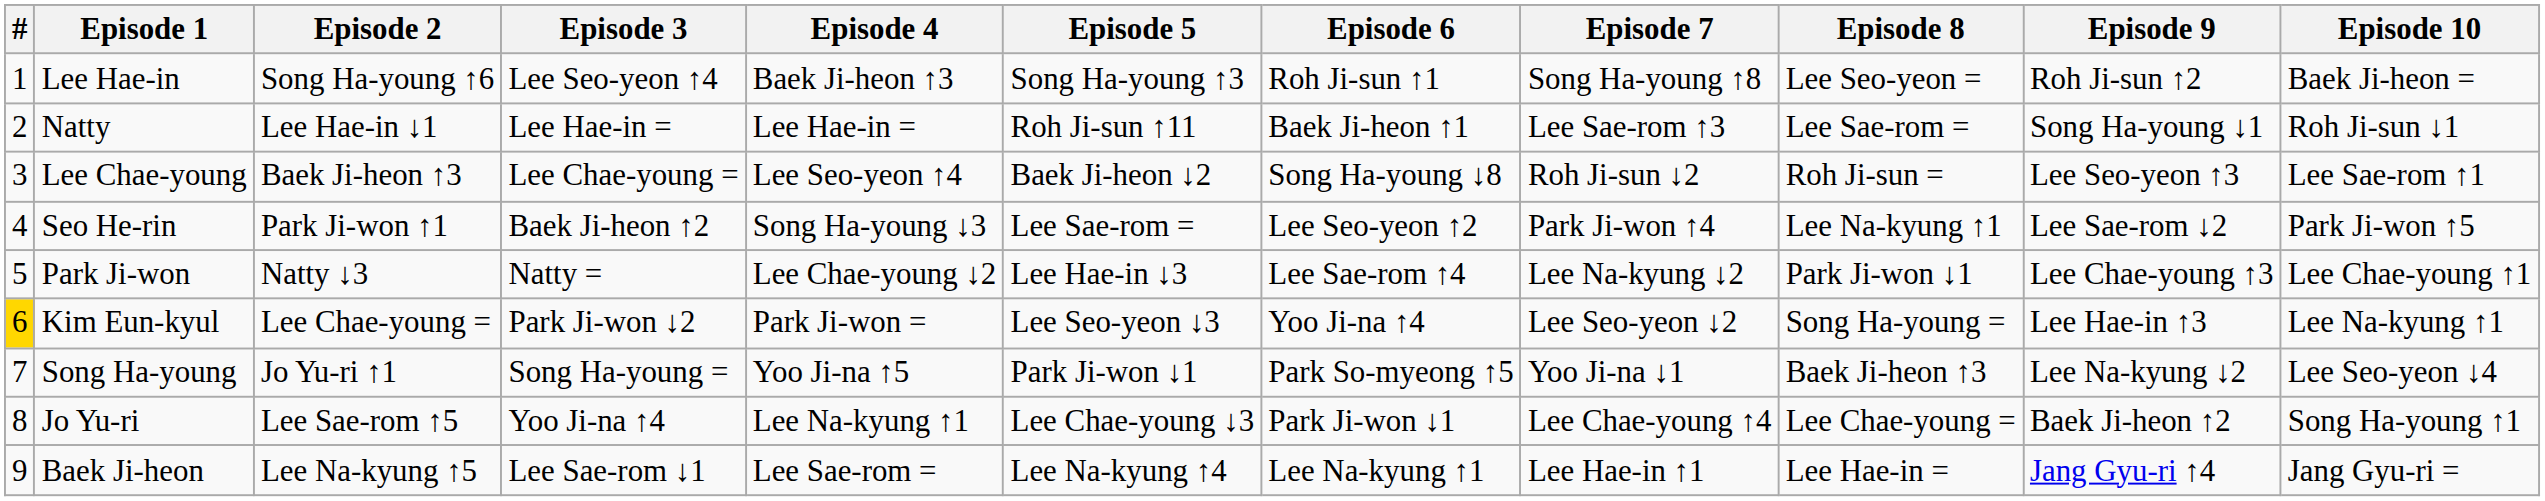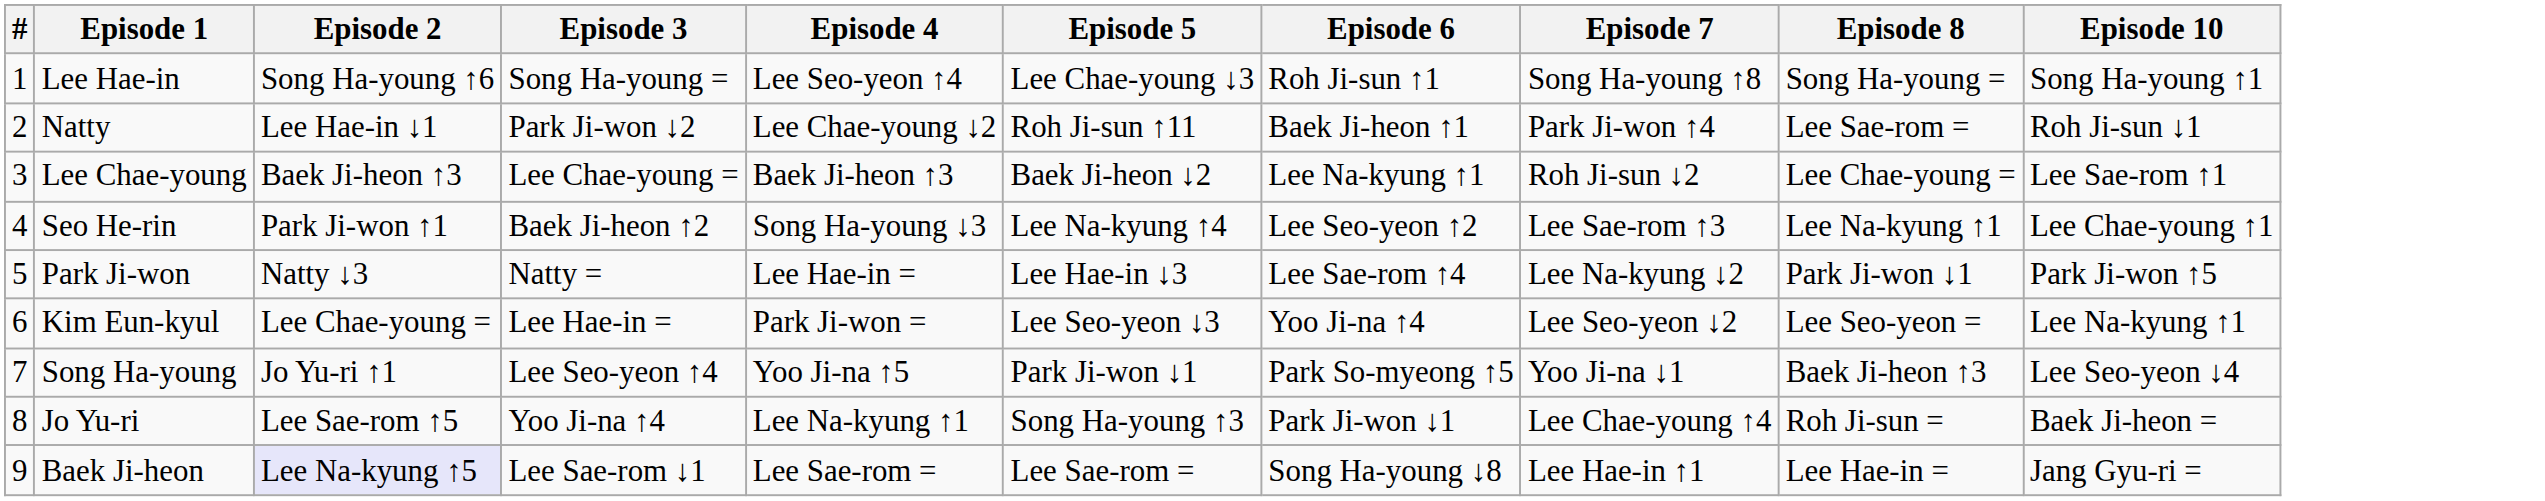- column: (2152, 28)
(613, 77) Lee Seo-yeon ↑4 -> (618, 77) Song Ha-young =
(853, 77) Baek Ji-heon ↑3 -> (857, 77) Lee Seo-yeon ↑4
(1127, 77) Song Ha-young ↑3 -> (1132, 77) Lee Chae-young ↓3
(1884, 77) Lee Seo-yeon = -> (1896, 77) Song Ha-young =
(2381, 77) Baek Ji-heon = -> (2147, 77) Song Ha-young ↑1
(590, 126) Lee Hae-in = -> (602, 126) Park Ji-won ↓2
(834, 126) Lee Hae-in = -> (875, 126) Lee Chae-young ↓2
(1626, 126) Lee Sae-rom ↑3 -> (1621, 126) Park Ji-won ↑4
(857, 175) Lee Seo-yeon ↑4 -> (853, 175) Baek Ji-heon ↑3
(1385, 175) Song Ha-young ↓8 -> (1376, 175) Lee Na-kyung ↑1
(1865, 175) Roh Ji-sun = -> (1901, 175) Lee Chae-young =
(1102, 224) Lee Sae-rom = -> (1119, 224) Lee Na-kyung ↑4
(1621, 224) Park Ji-won ↑4 -> (1626, 224) Lee Sae-rom ↑3
(2381, 224) Park Ji-won ↑5 -> (2152, 224) Lee Chae-young ↑1
(875, 273) Lee Chae-young ↓2 -> (834, 273) Lee Hae-in =
(2410, 273) Lee Chae-young ↑1 -> (2123, 273) Park Ji-won ↑5
(20, 322) gold background -> (20, 322) no background
(602, 322) Park Ji-won ↓2 -> (590, 322) Lee Hae-in =
(1896, 322) Song Ha-young = -> (1884, 322) Lee Seo-yeon =
(618, 371) Song Ha-young = -> (613, 371) Lee Seo-yeon ↑4
(1132, 420) Lee Chae-young ↓3 -> (1127, 420) Song Ha-young ↑3
(1901, 420) Lee Chae-young = -> (1865, 420) Roh Ji-sun =
(2404, 420) Song Ha-young ↑1 -> (2124, 420) Baek Ji-heon =
(369, 469) no background -> (369, 469) lavender background
(1119, 469) Lee Na-kyung ↑4 -> (1102, 469) Lee Sae-rom =
(1376, 469) Lee Na-kyung ↑1 -> (1385, 469) Song Ha-young ↓8
